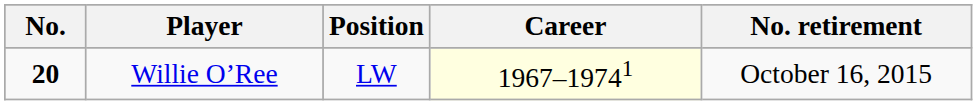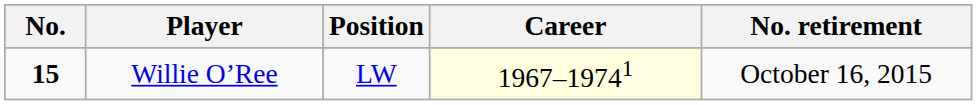(46, 73) 20 -> (46, 73) 15
